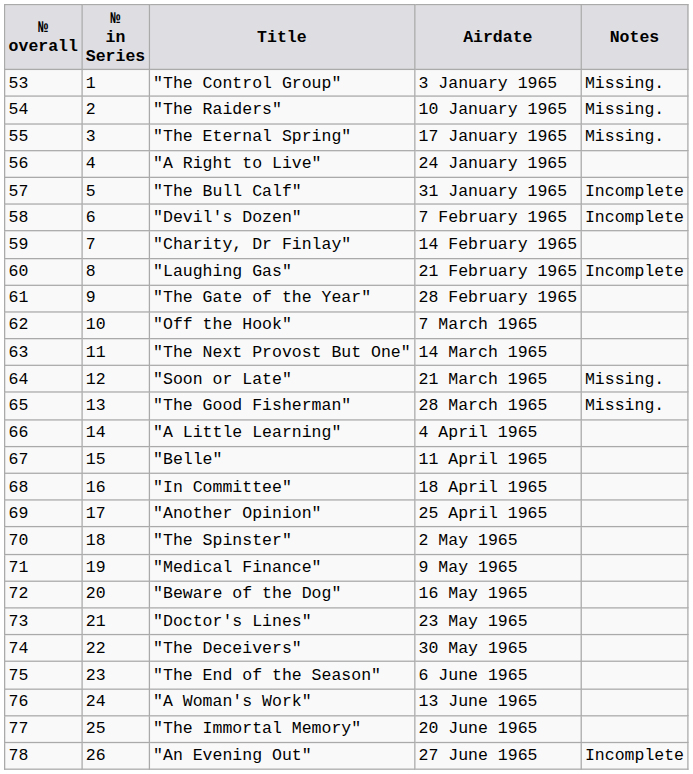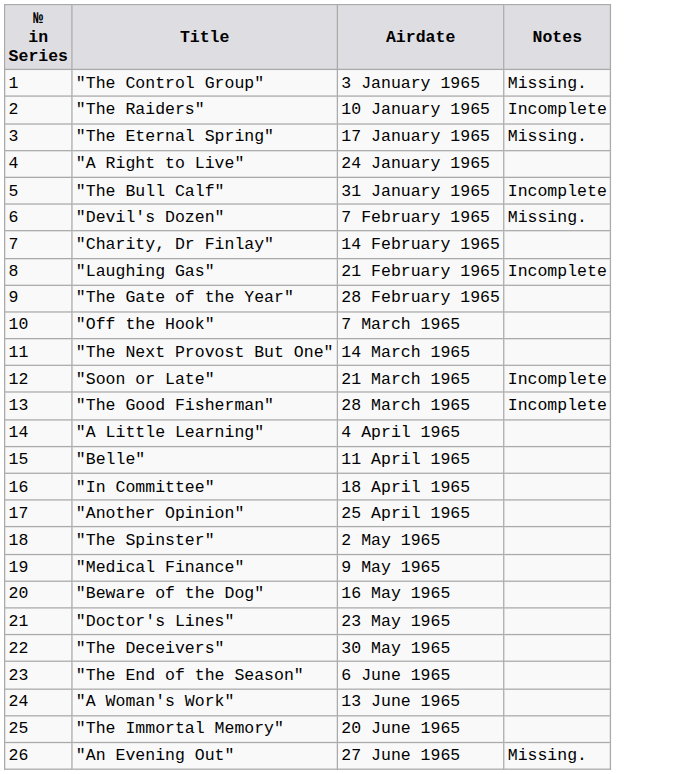- column: (43, 37)
(625, 110) Missing. -> (557, 110) Incomplete
(634, 218) Incomplete -> (547, 218) Missing.
(625, 379) Missing. -> (557, 379) Incomplete
(625, 406) Missing. -> (557, 406) Incomplete
(634, 756) Incomplete -> (547, 756) Missing.
